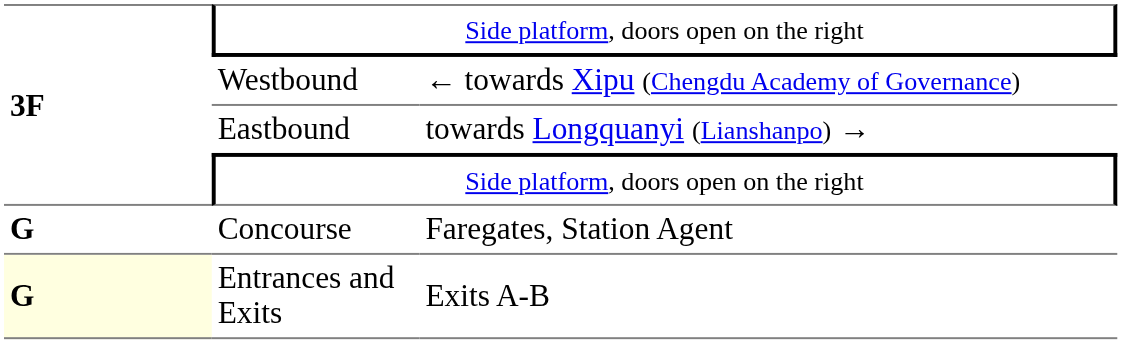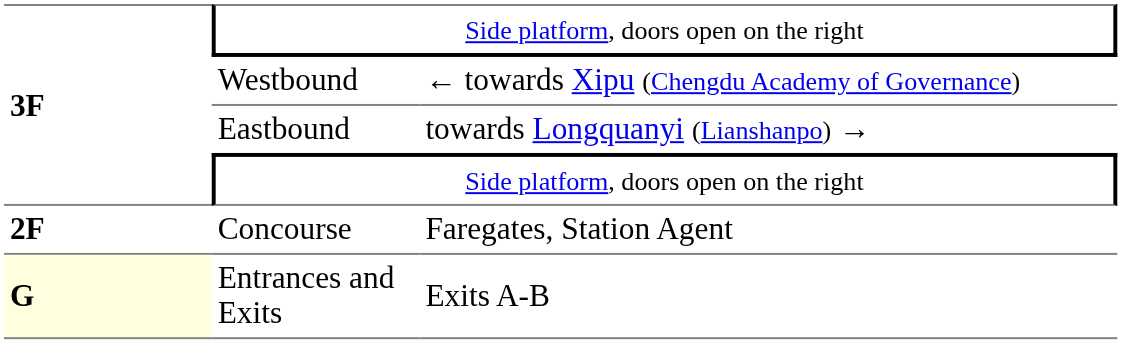(22, 228) G -> (27, 228) 2F
